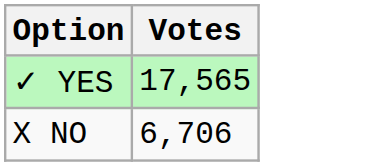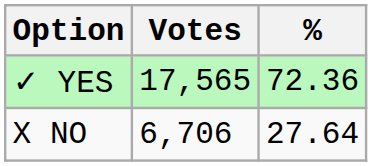+ column: (313, 31)
